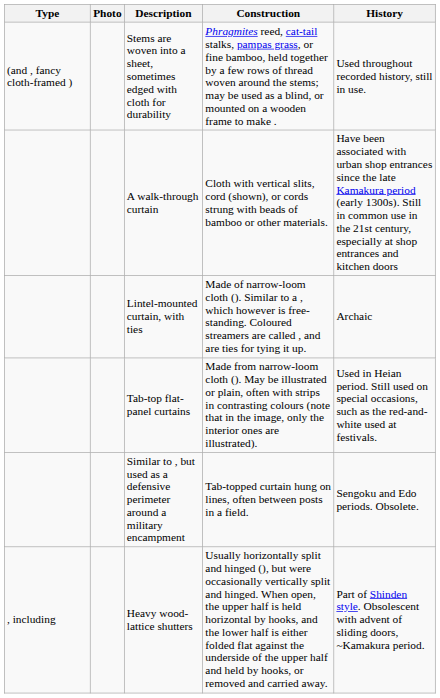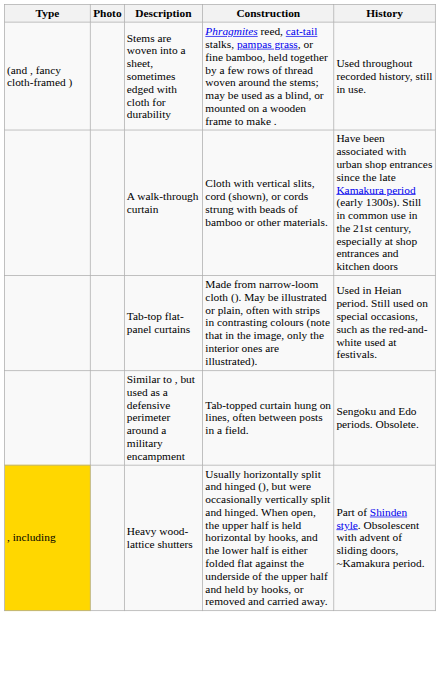- row: (162, 316)
(31, 620) no background -> (31, 538) gold background
